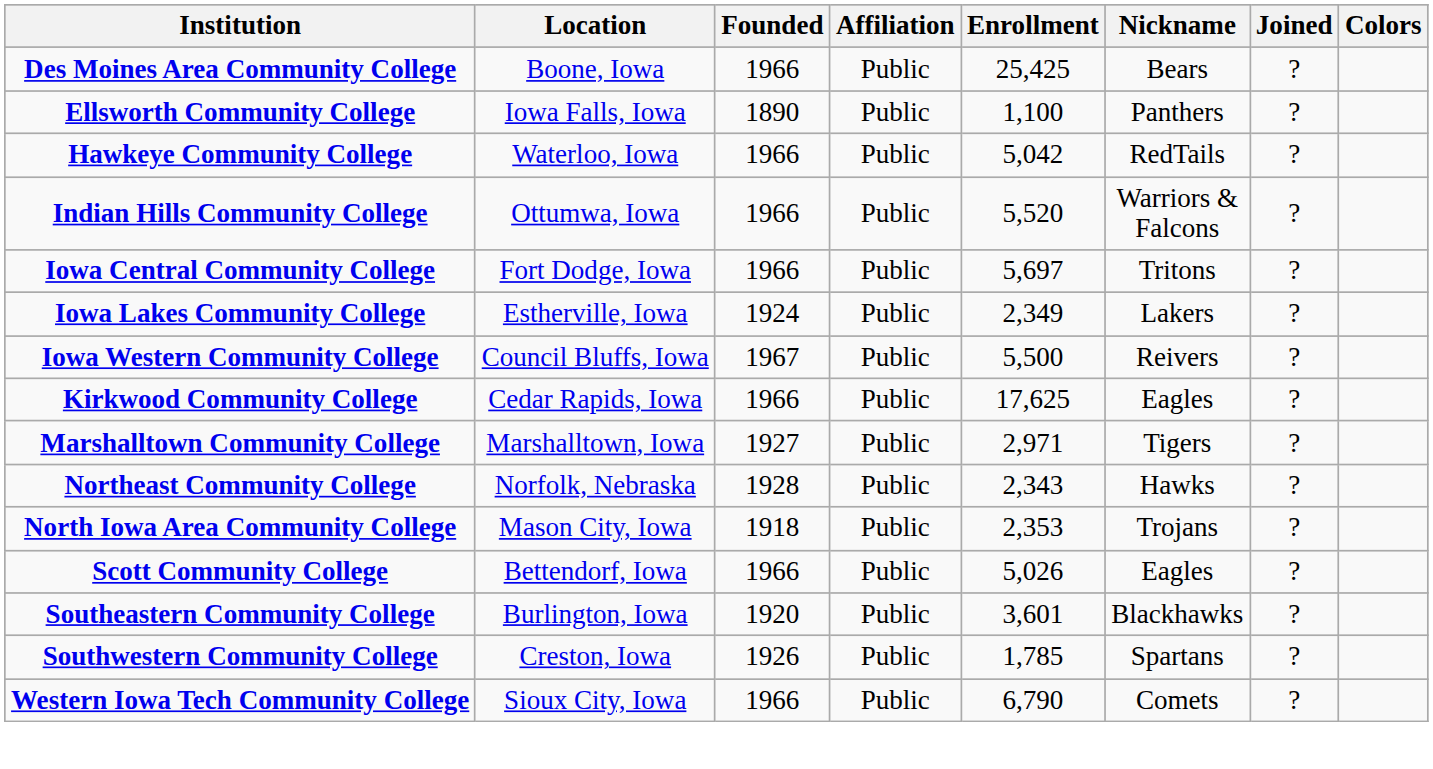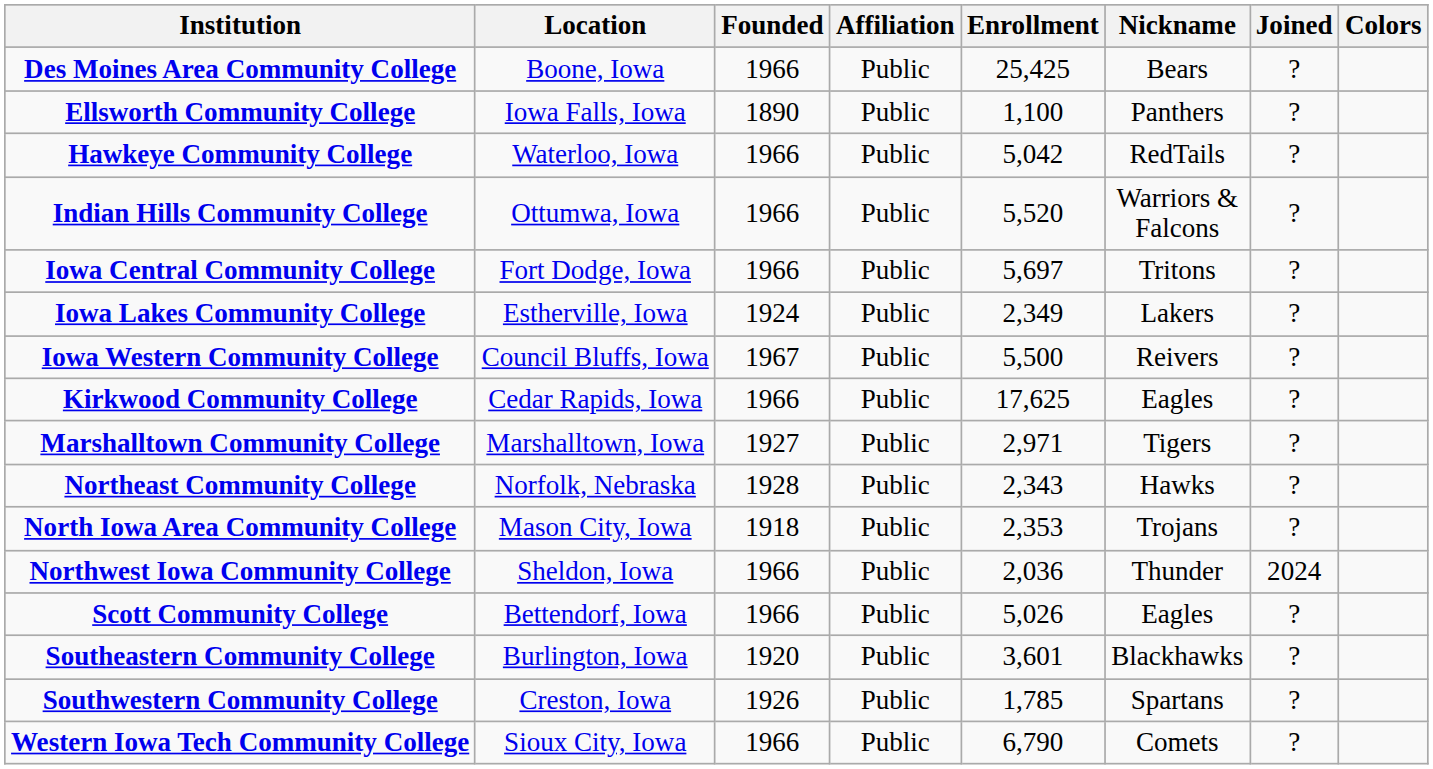+ row: (240, 570)
